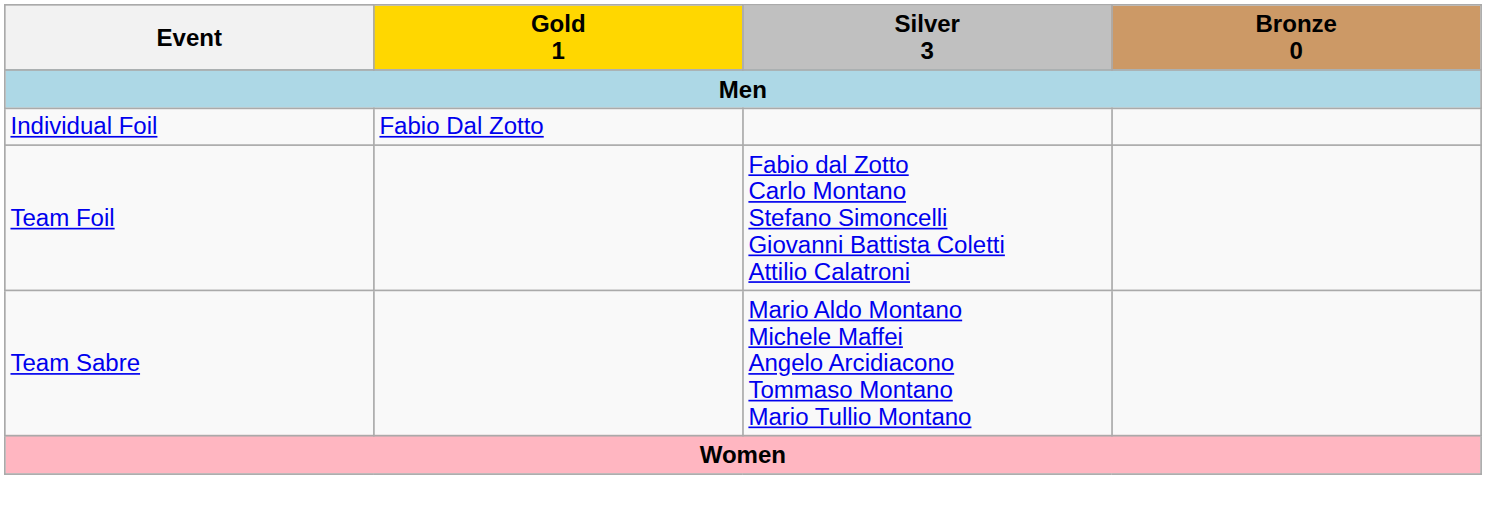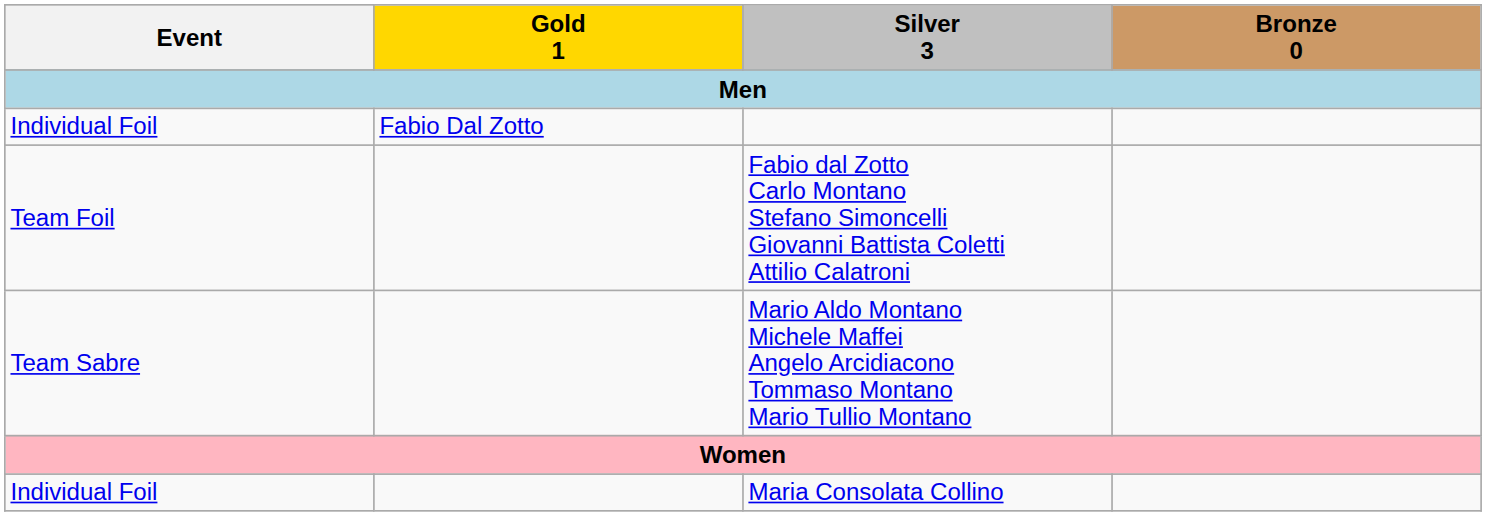+ row: (876, 493)
